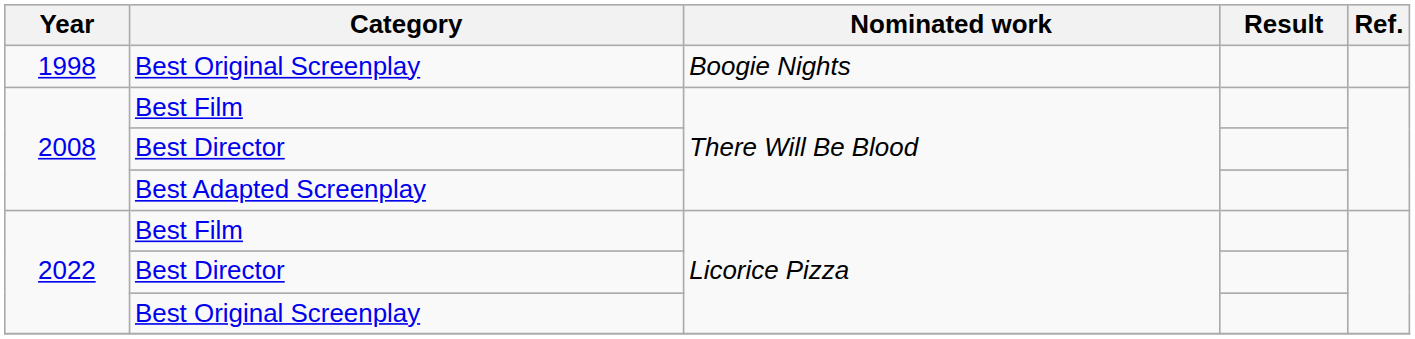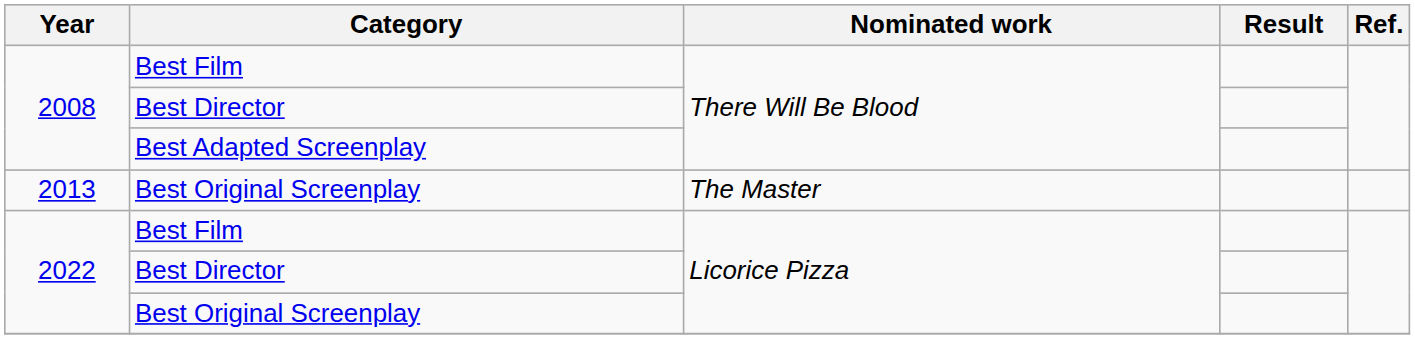- row: (67, 66)
+ row: (67, 189)
